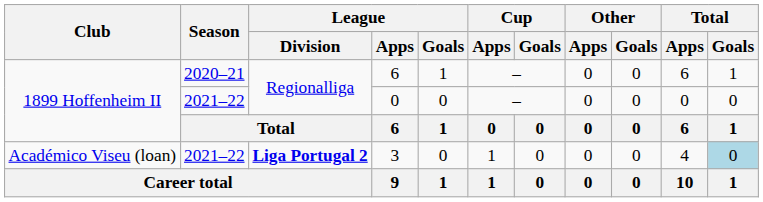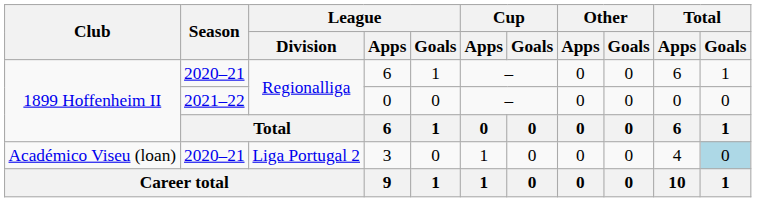(214, 155) 2021–22 -> (214, 155) 2020–21
(310, 155) bold -> (306, 155) normal
